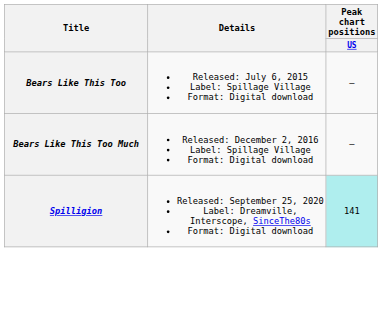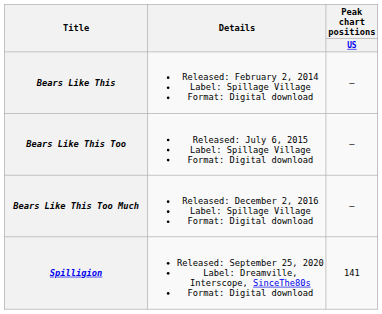+ row: (76, 83)
(352, 211) paleturquoise background -> (352, 273) no background
